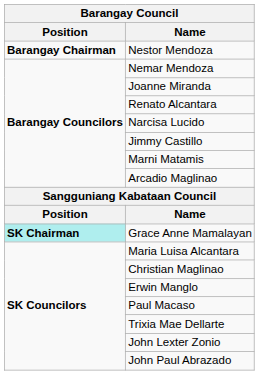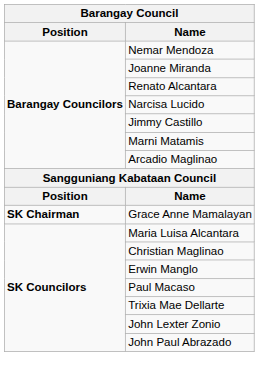- row: (170, 50)
(43, 232) paleturquoise background -> (43, 214) no background
